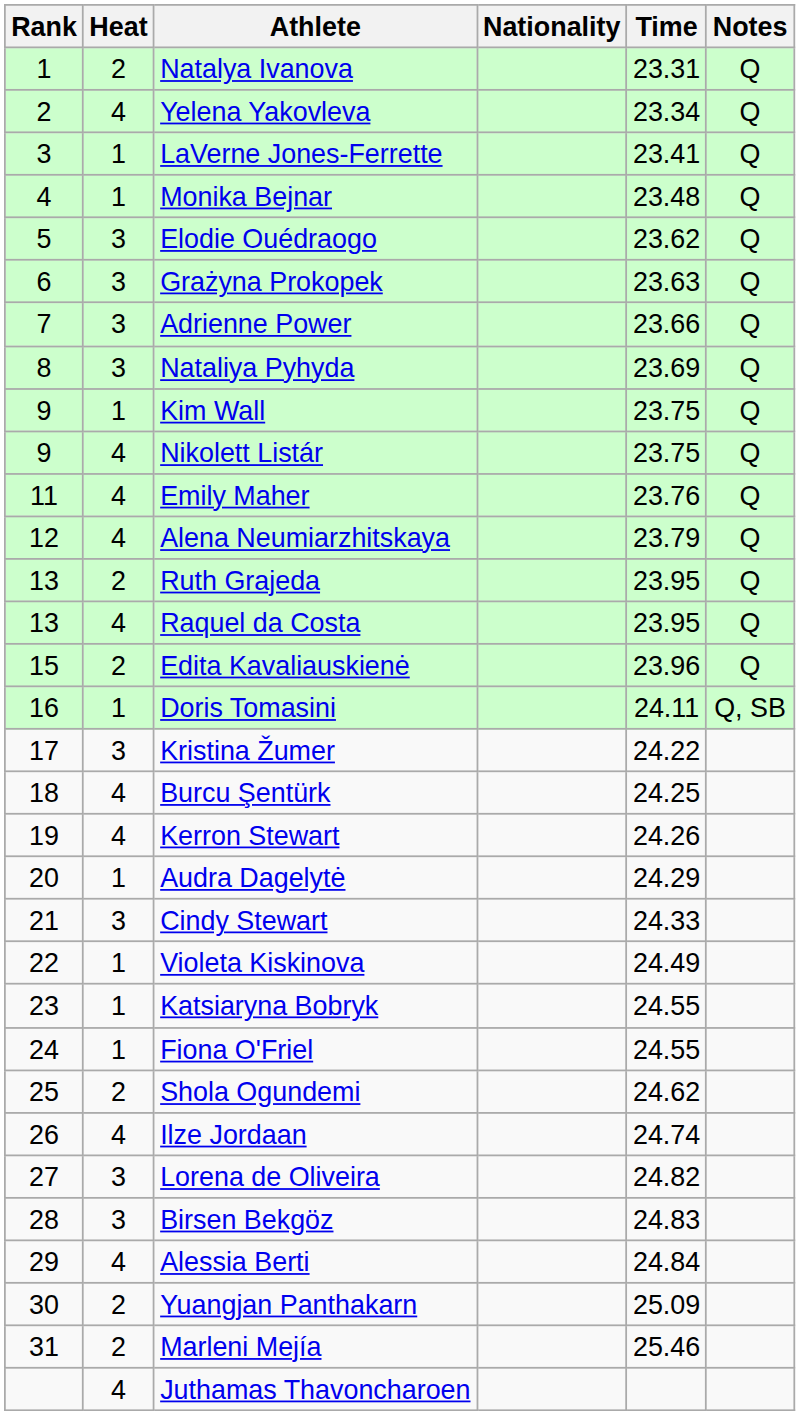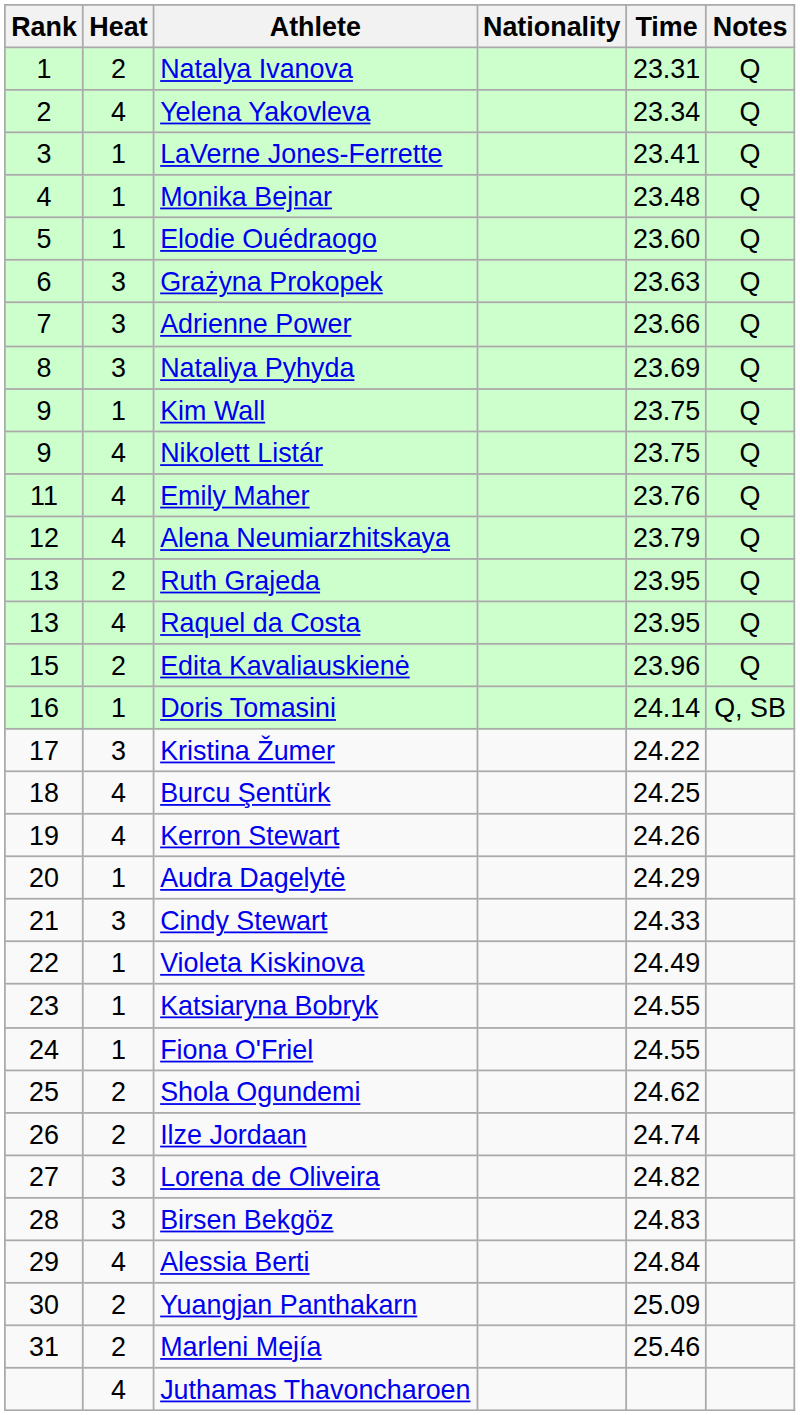(119, 239) 3 -> (119, 239) 1
(667, 239) 23.62 -> (667, 239) 23.60
(667, 708) 24.11 -> (667, 708) 24.14
(119, 1134) 4 -> (119, 1134) 2
